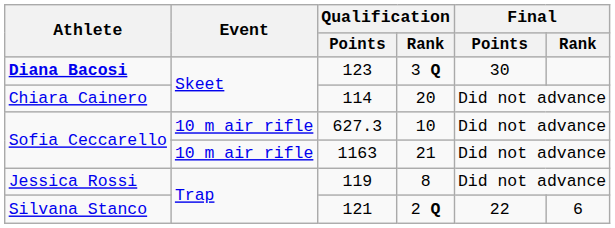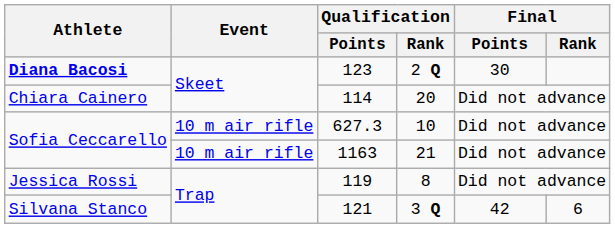(426, 71) 3 Q -> (426, 71) 2 Q
(426, 209) 2 Q -> (426, 209) 3 Q
(500, 209) 22 -> (500, 209) 42
